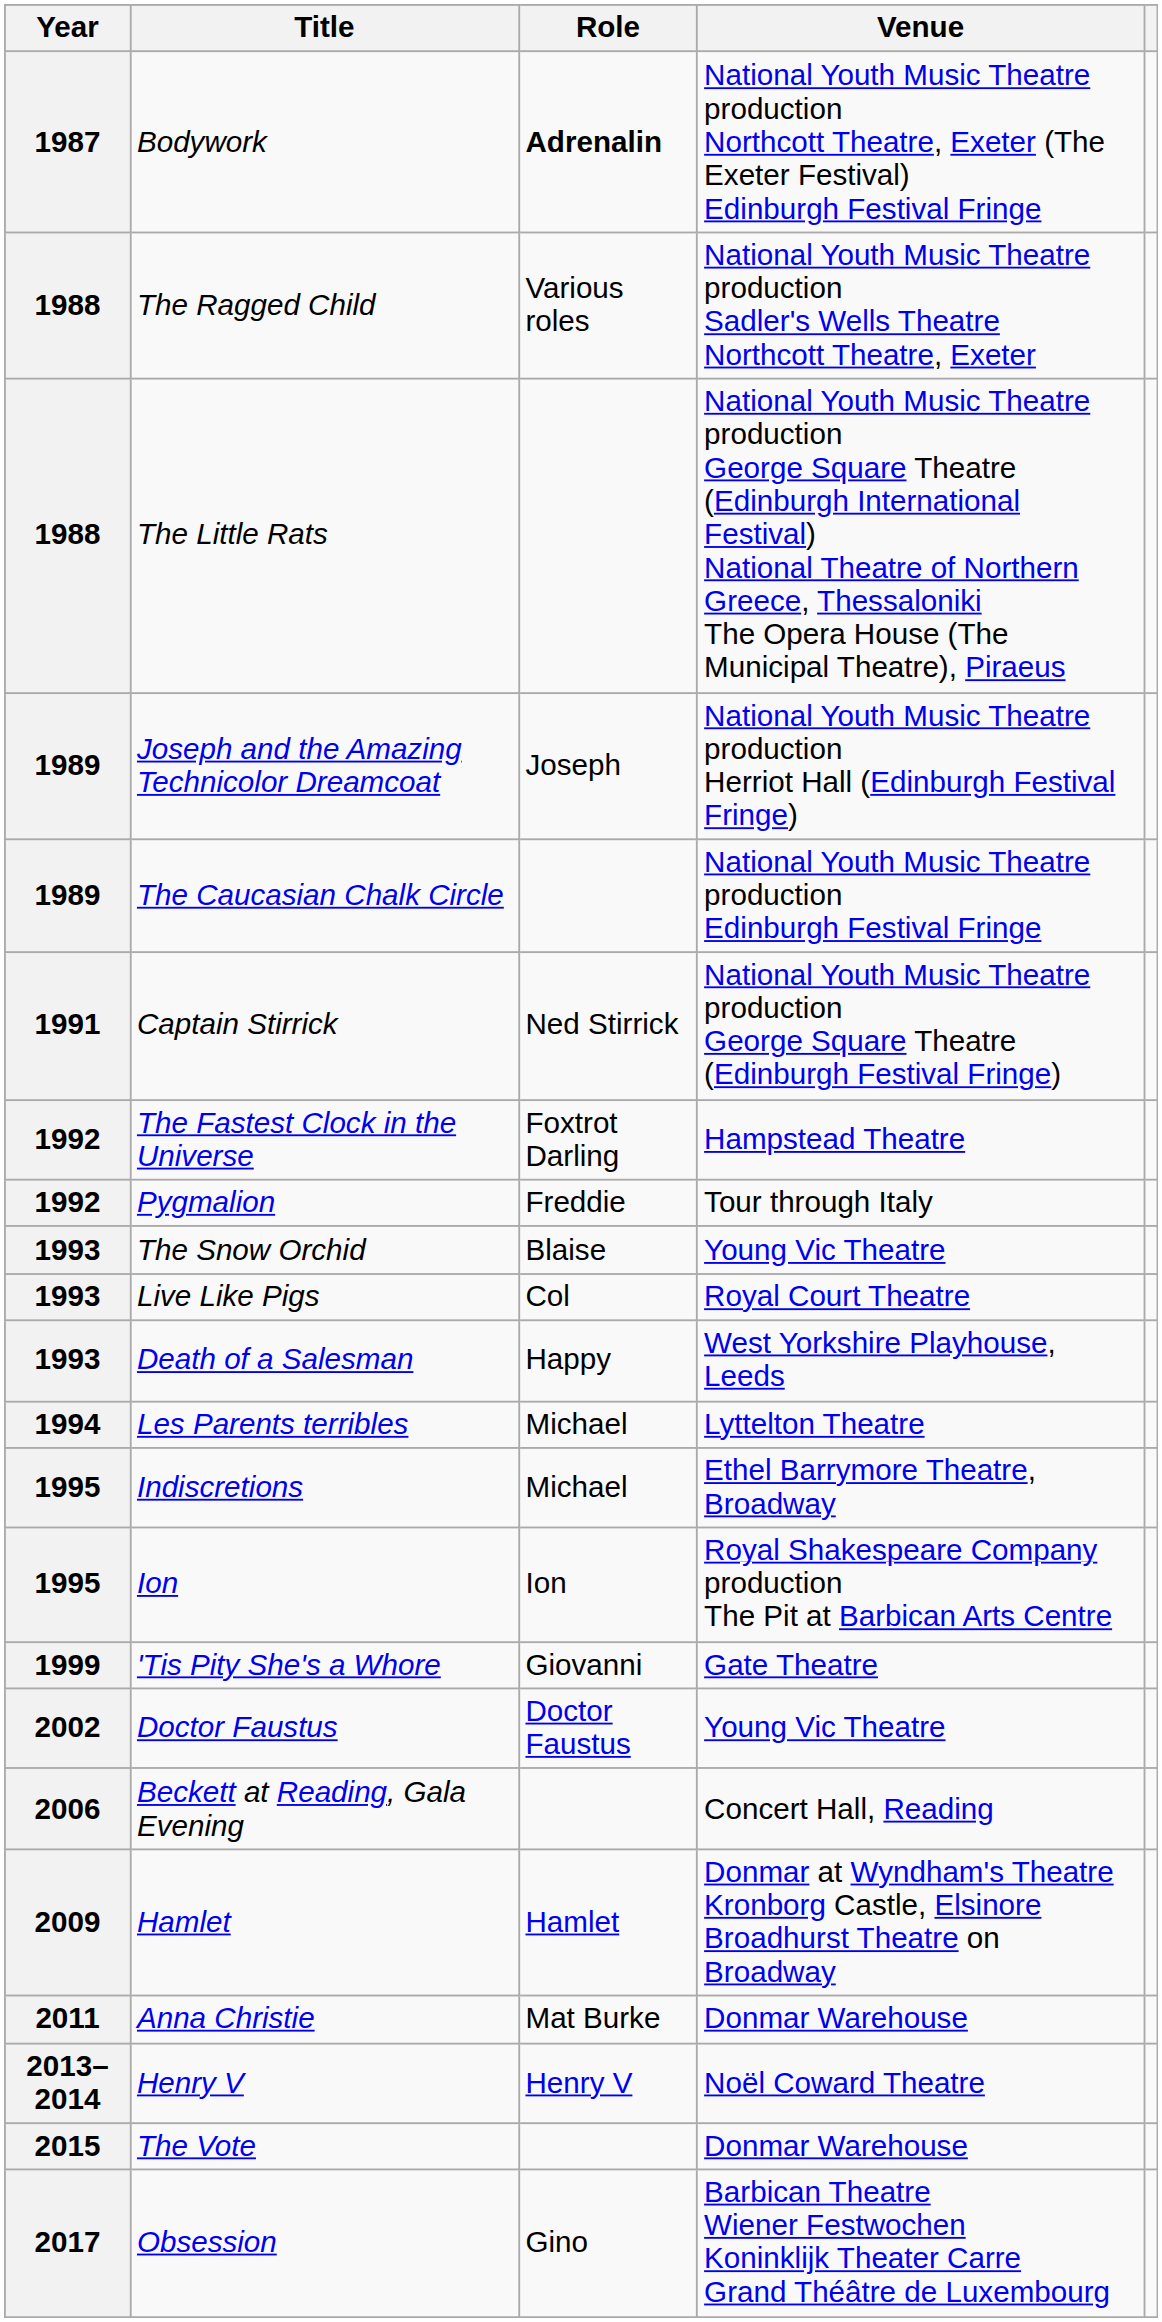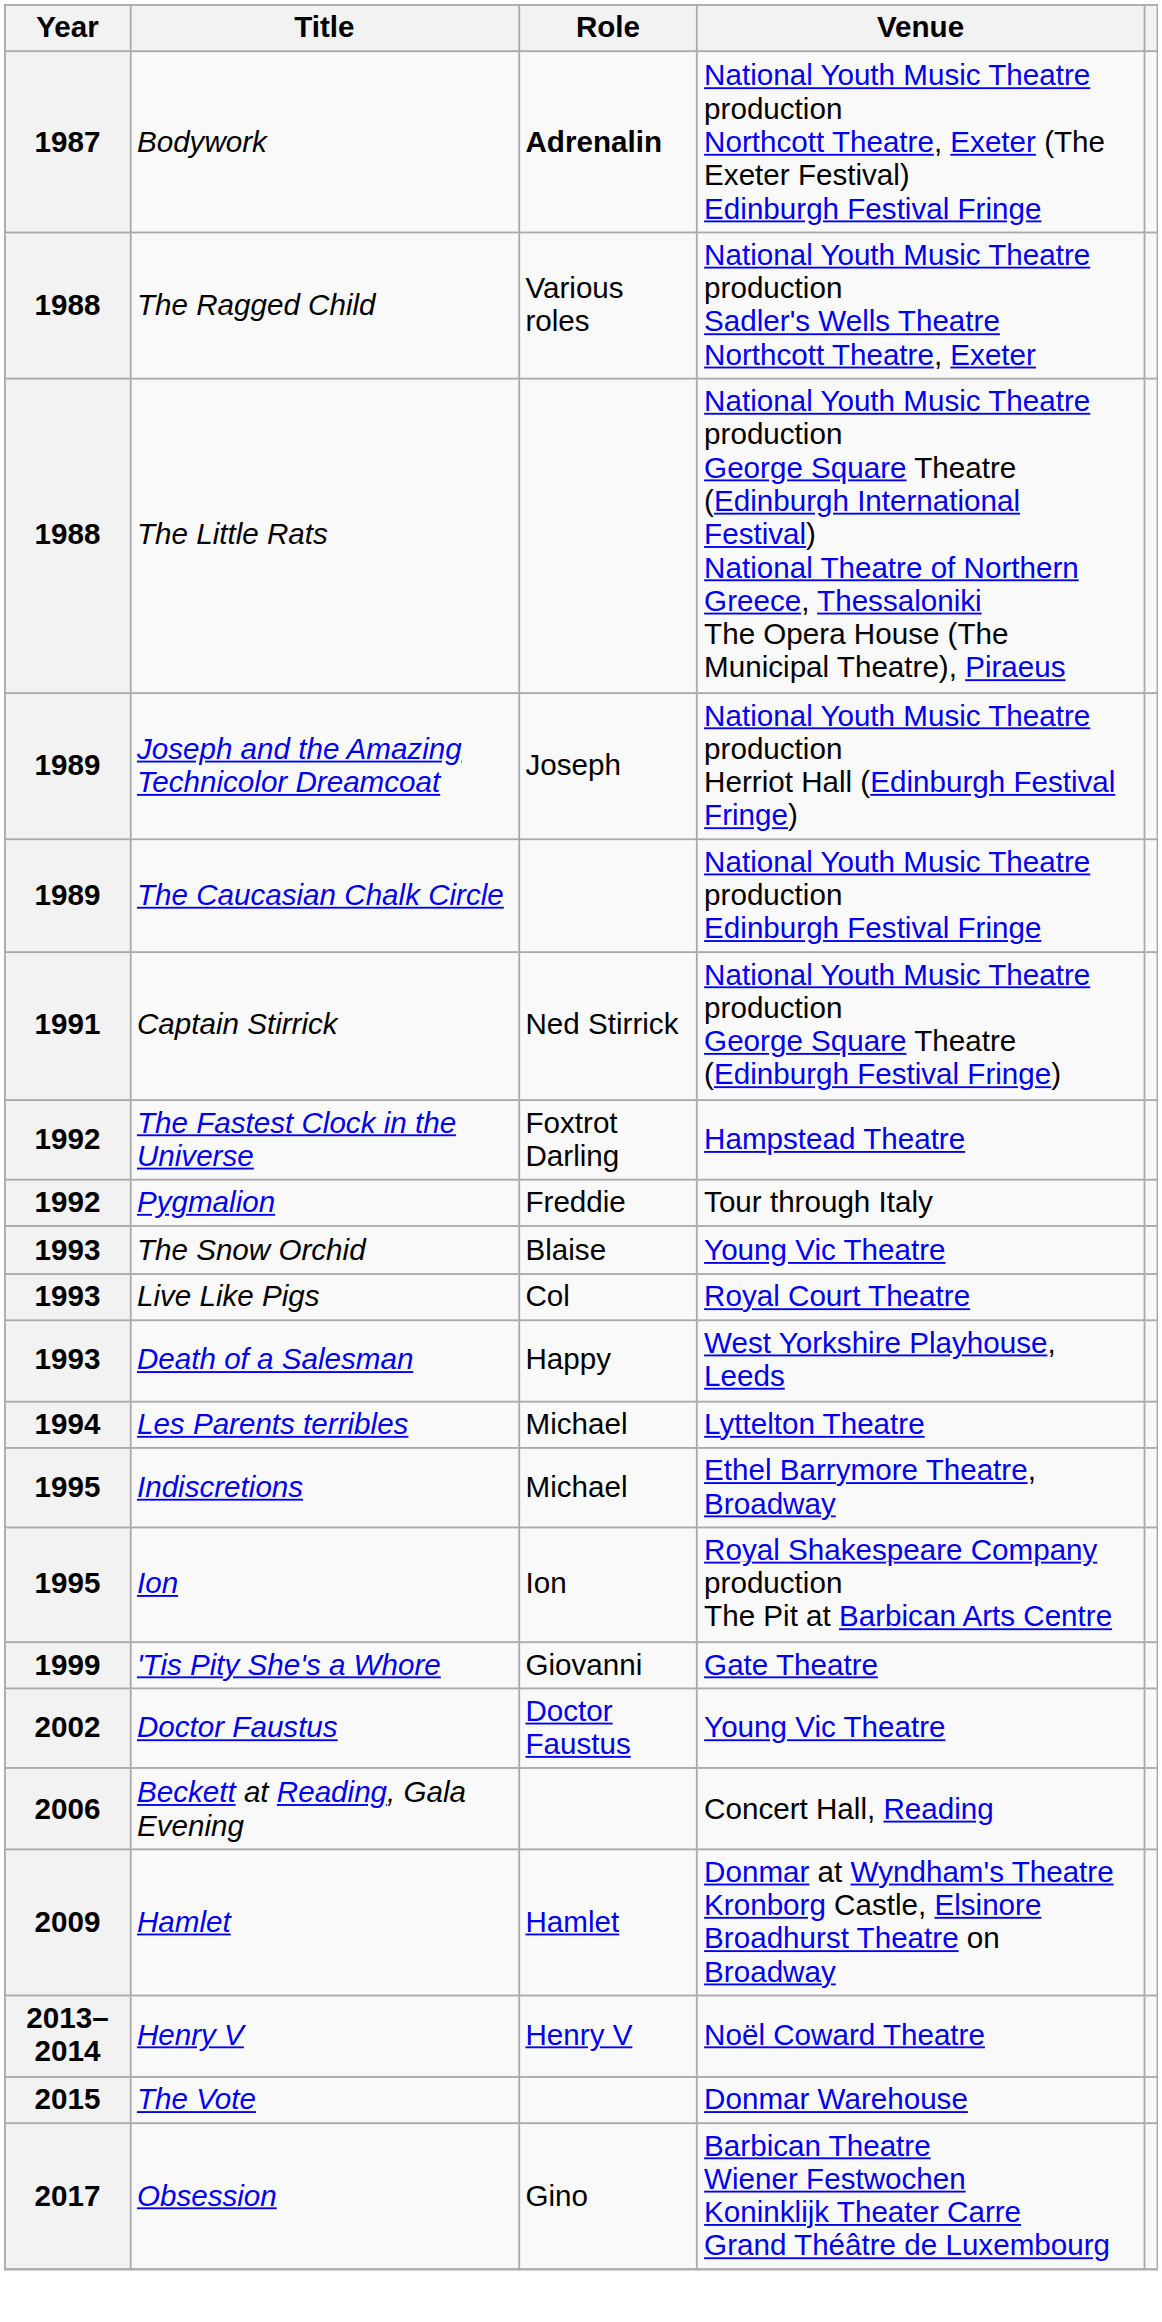- row: (226, 2018)
